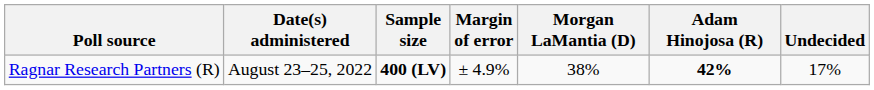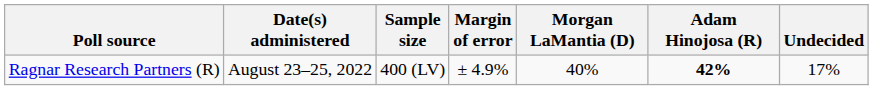(413, 69) bold -> (413, 69) normal
(583, 69) 38% -> (582, 69) 40%
